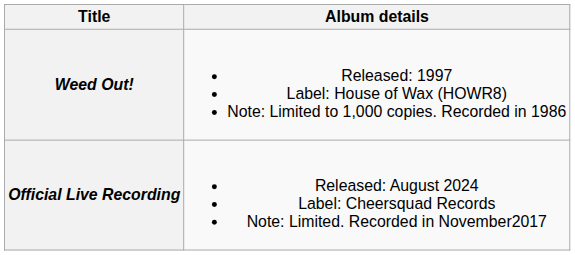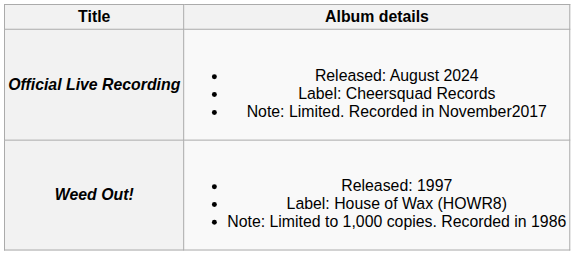rows swapped: (94, 84) <-> (94, 195)
